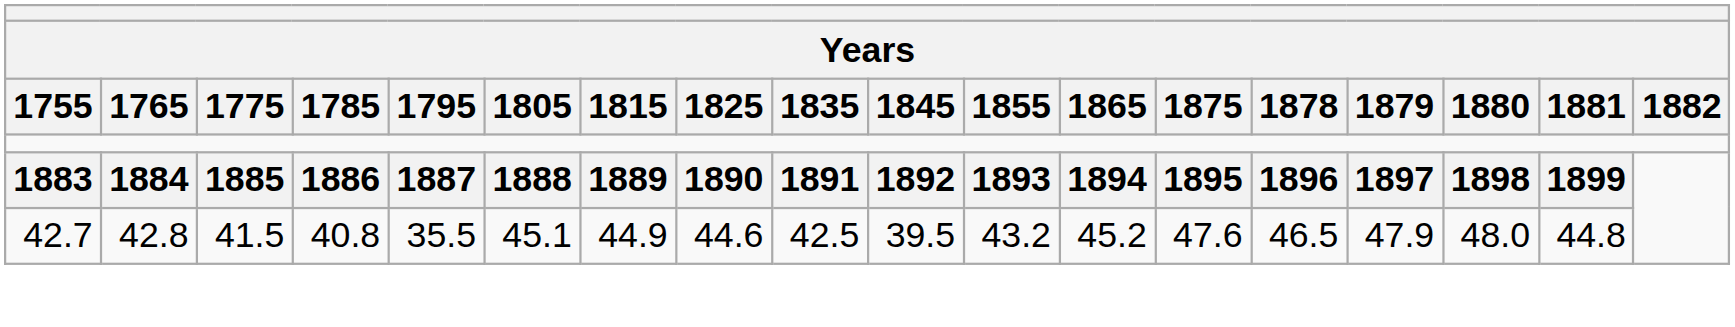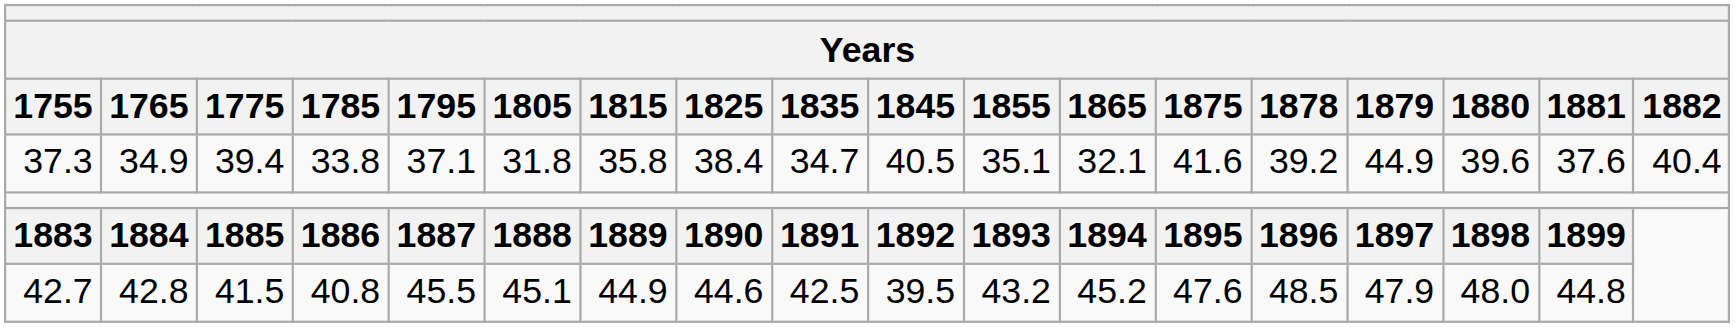+ row: (58, 162)
(441, 235) 35.5 -> (441, 292) 45.5
(1304, 235) 46.5 -> (1304, 292) 48.5
